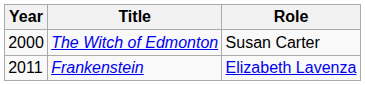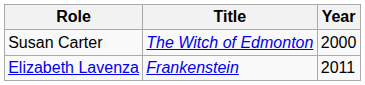columns swapped: (26, 17) <-> (291, 17)
